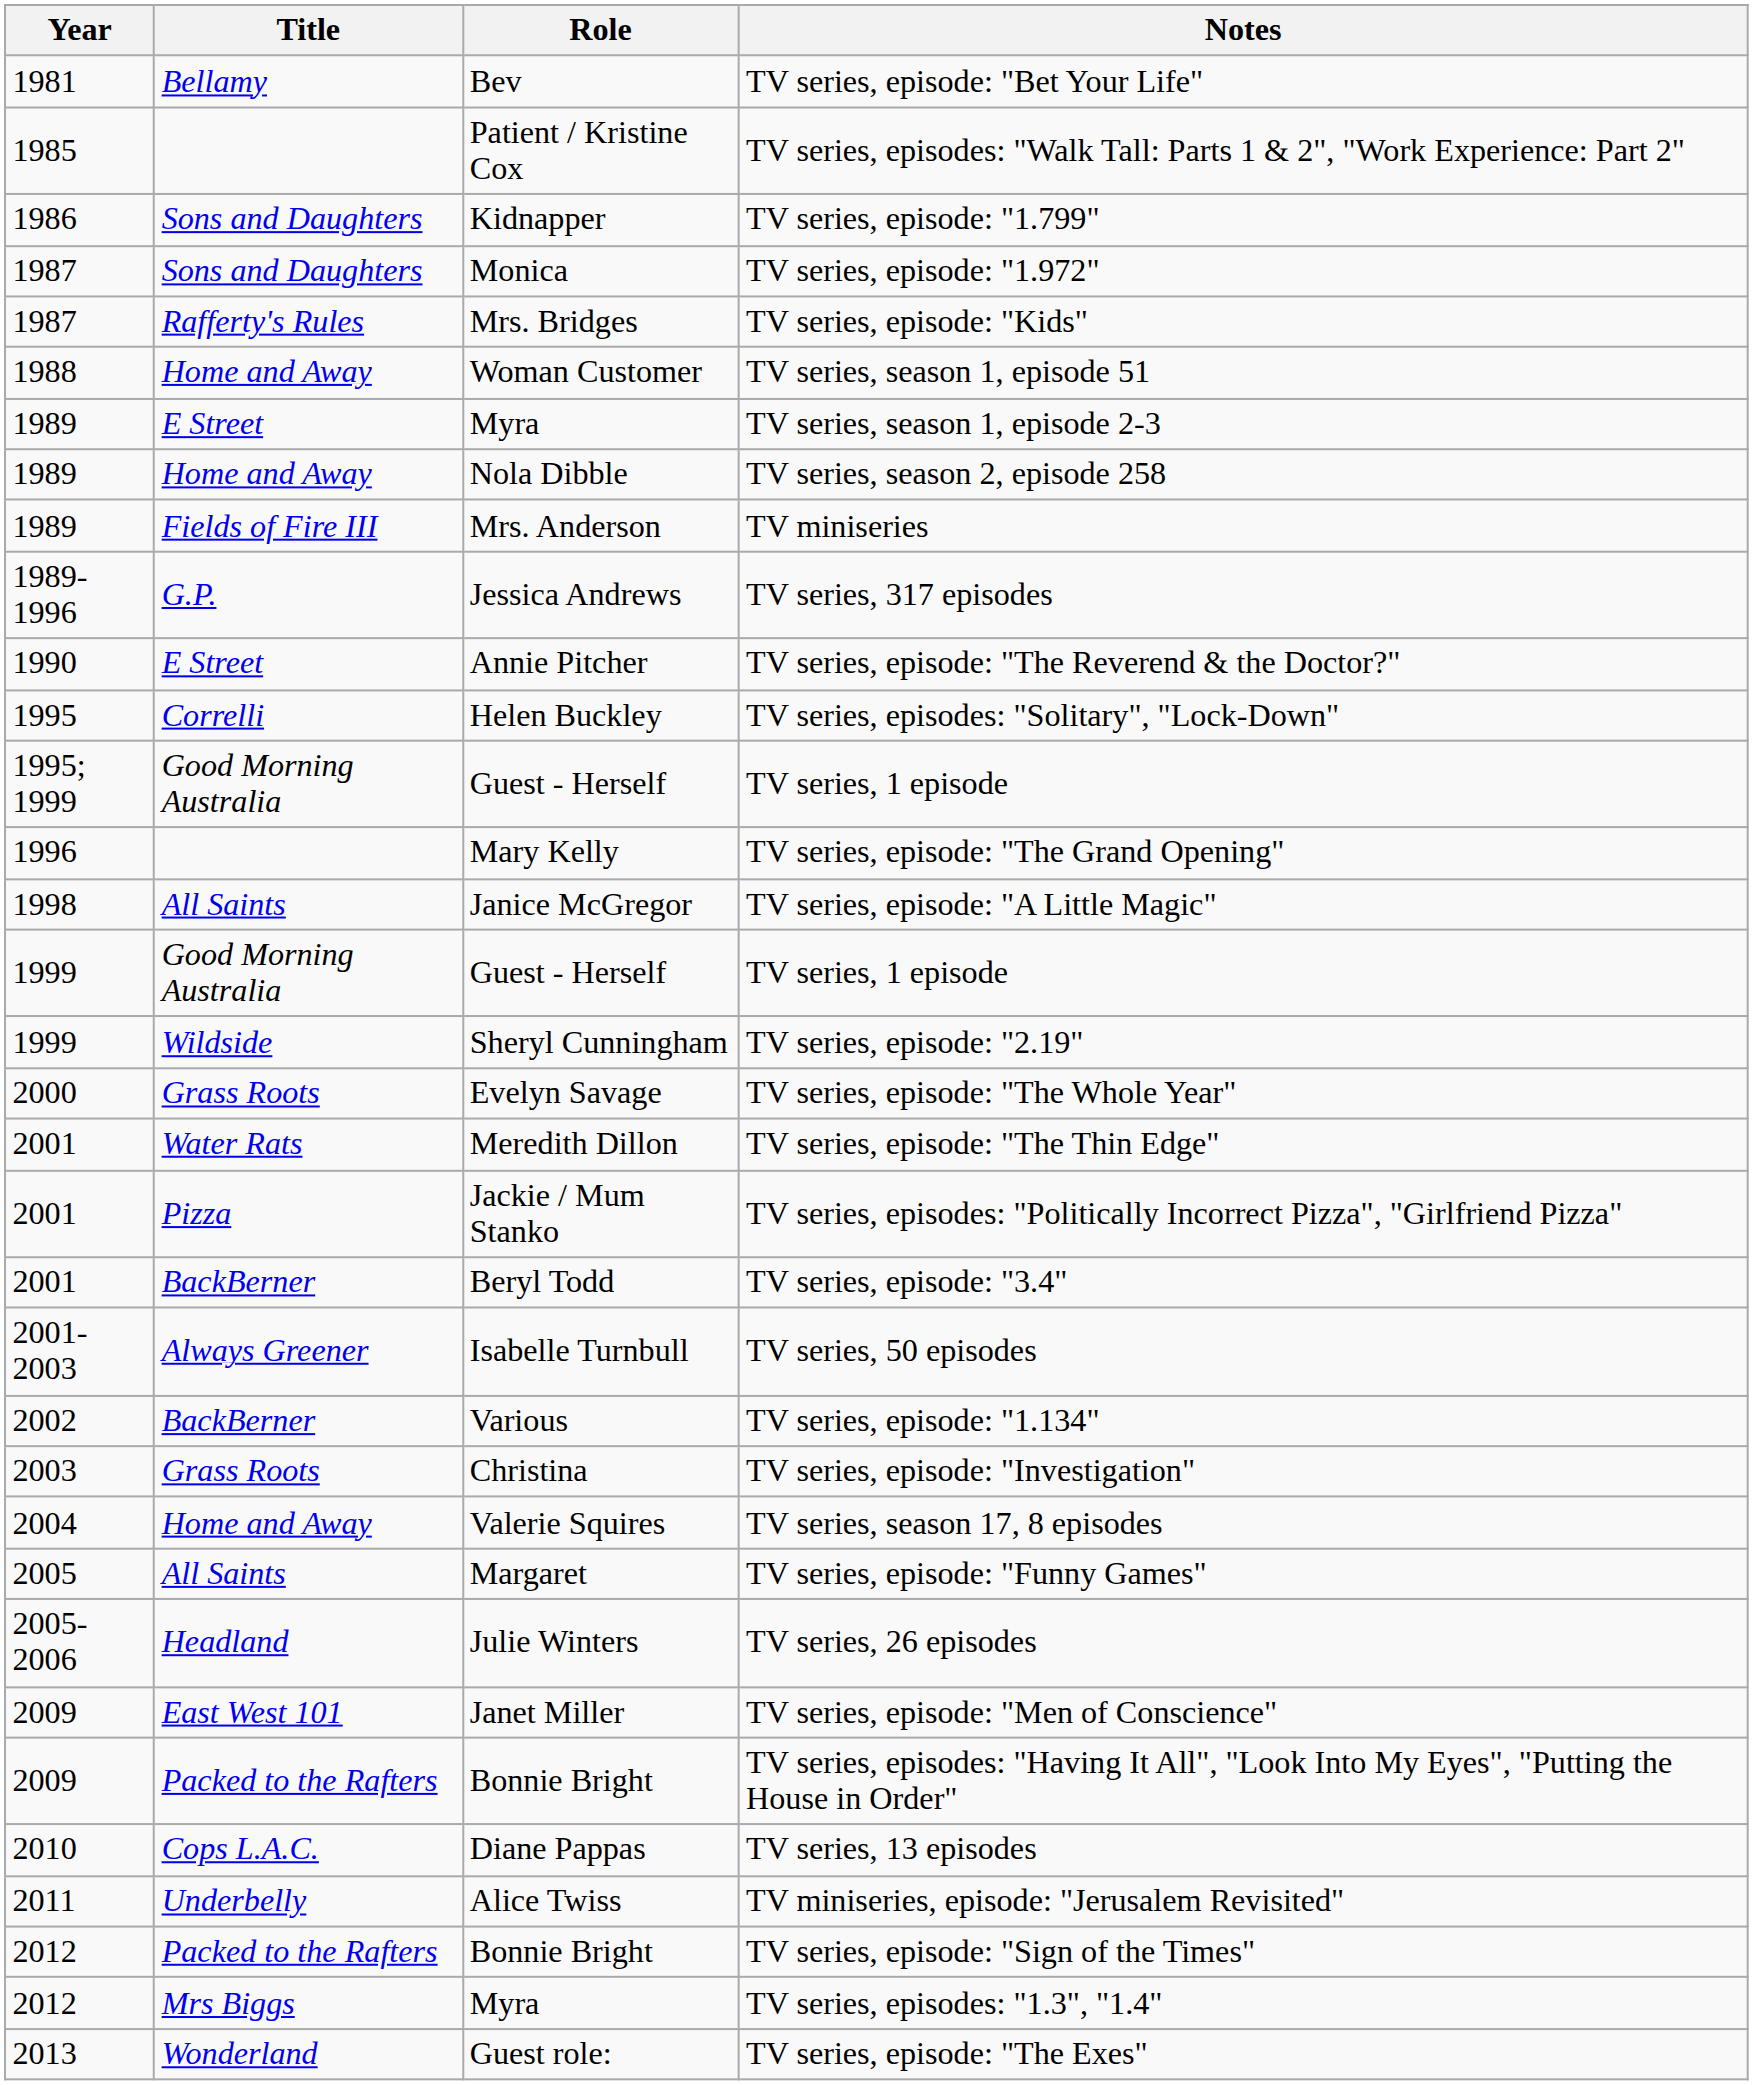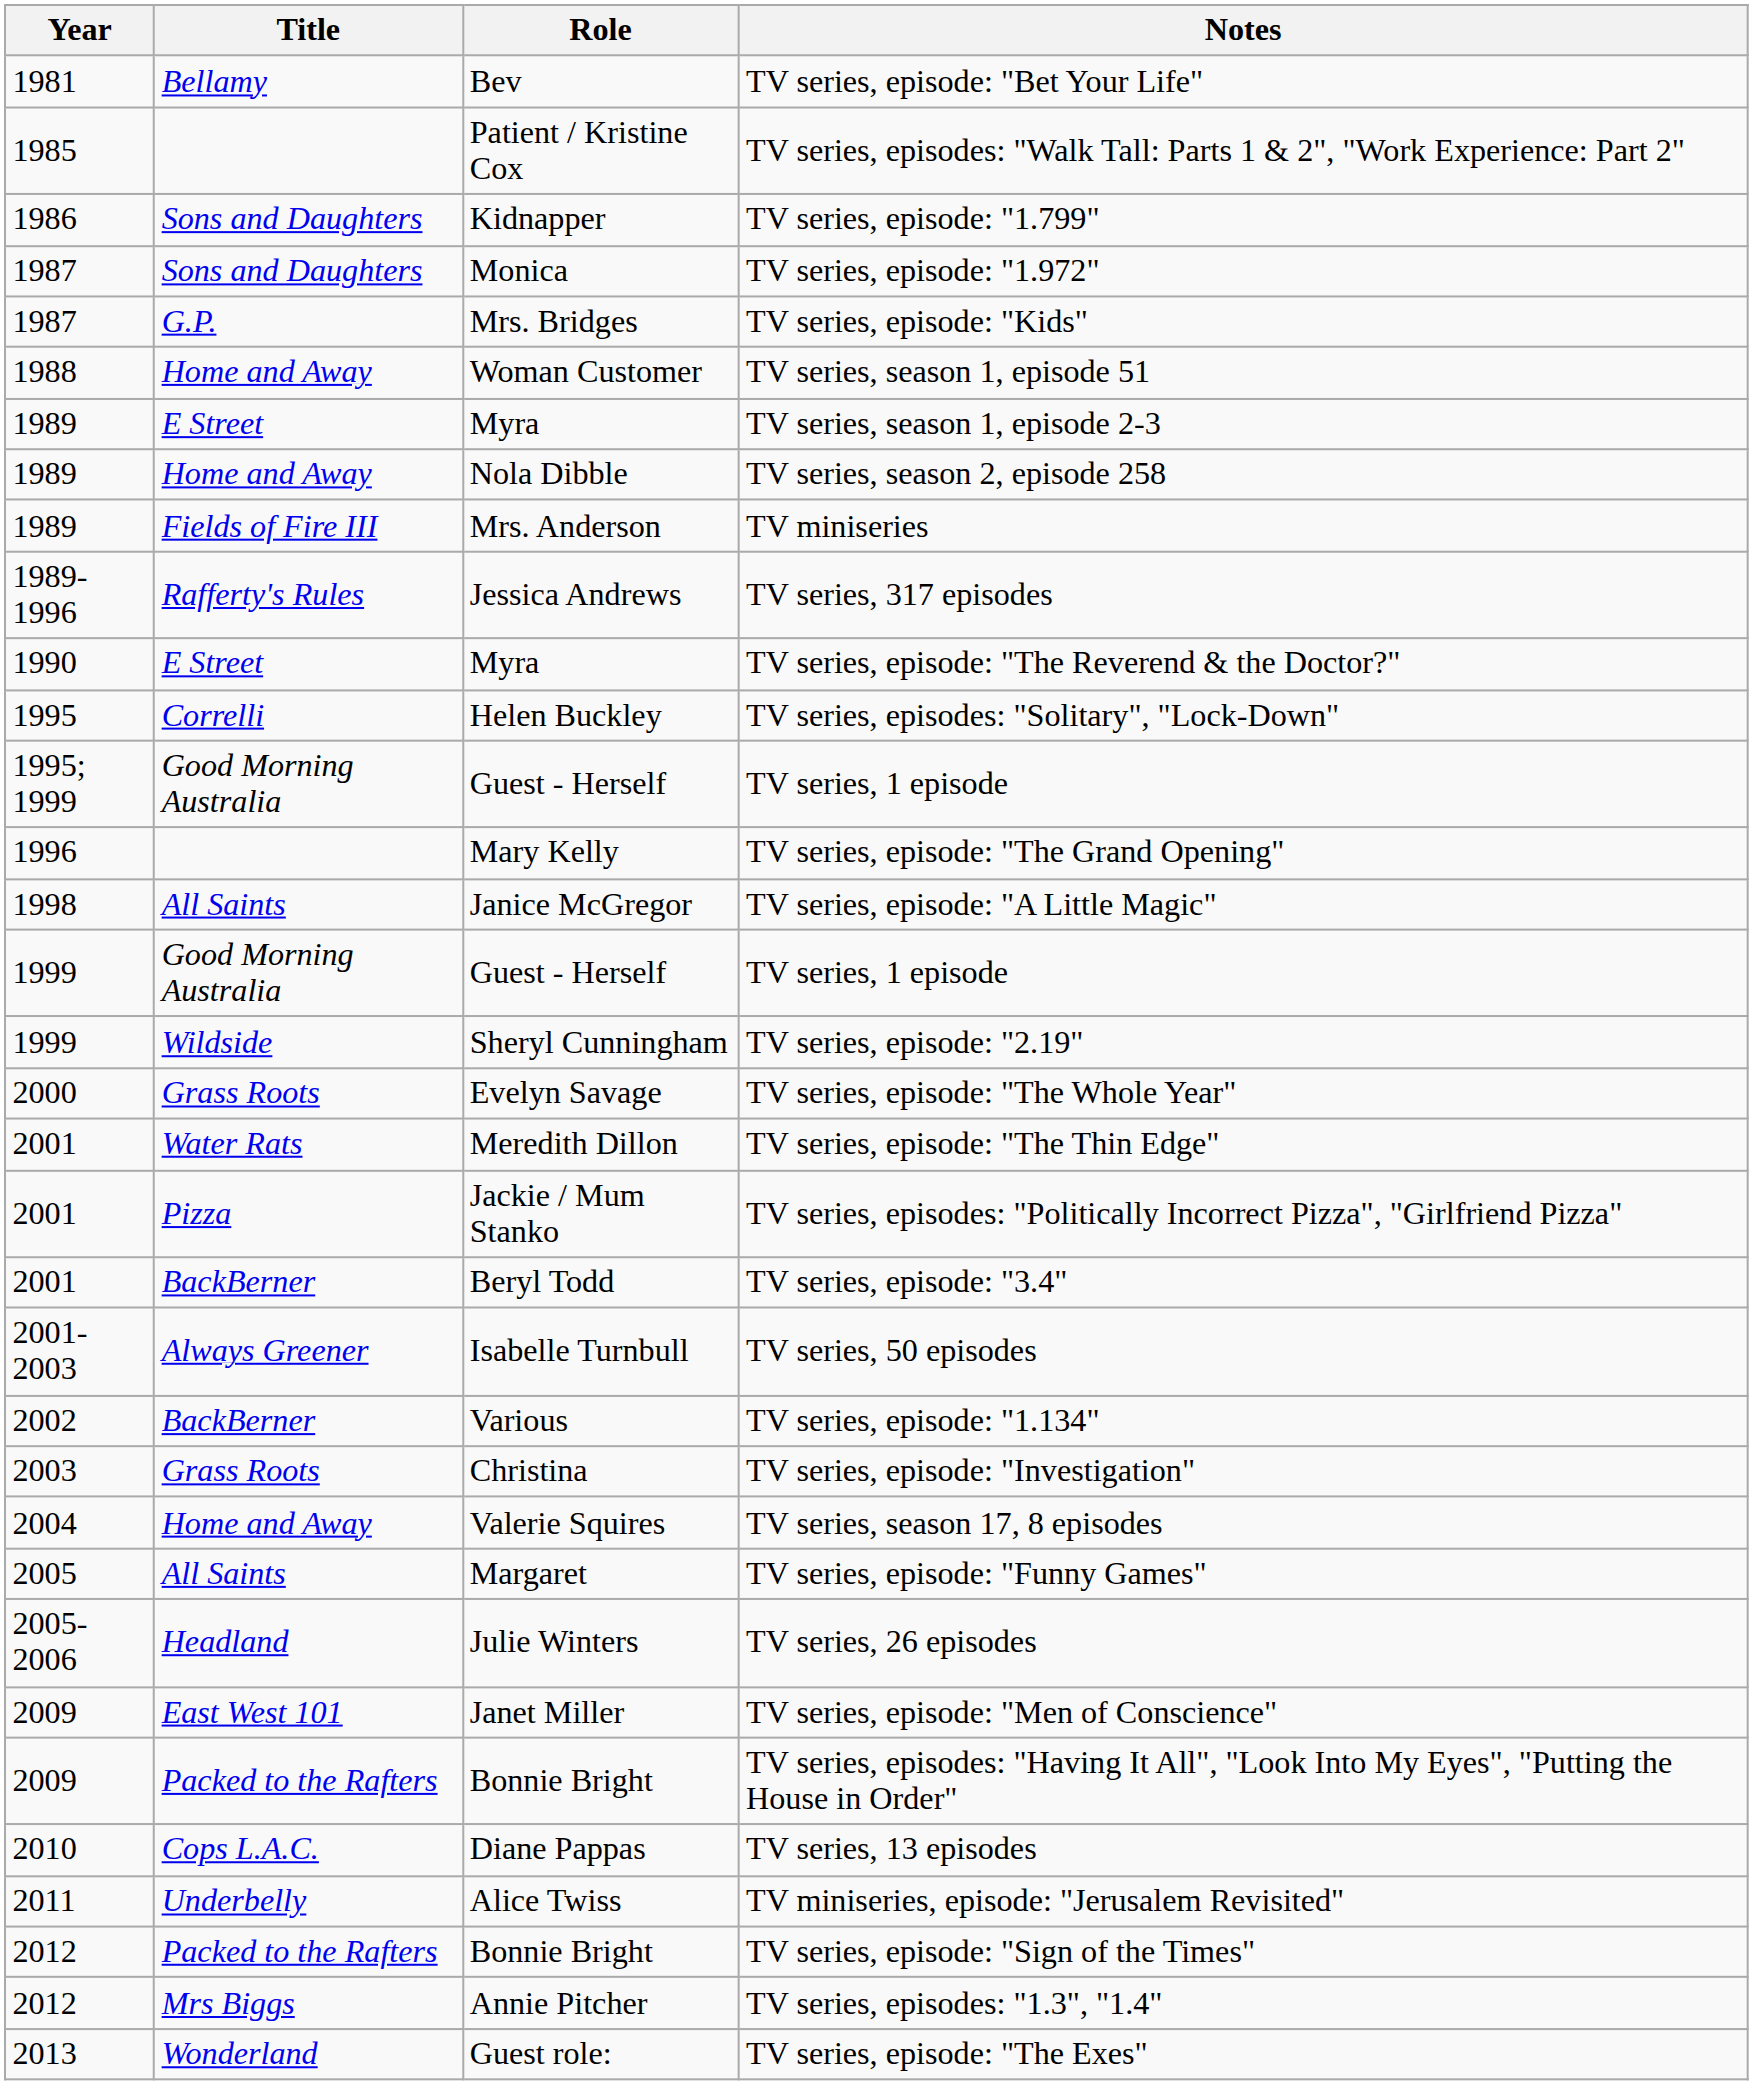(263, 321) Rafferty's Rules -> (189, 321) G.P.
(189, 594) G.P. -> (263, 594) Rafferty's Rules
(559, 663) Annie Pitcher -> (505, 663) Myra
(505, 2002) Myra -> (559, 2002) Annie Pitcher
